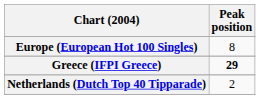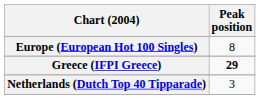(232, 84) 2 -> (232, 84) 3
